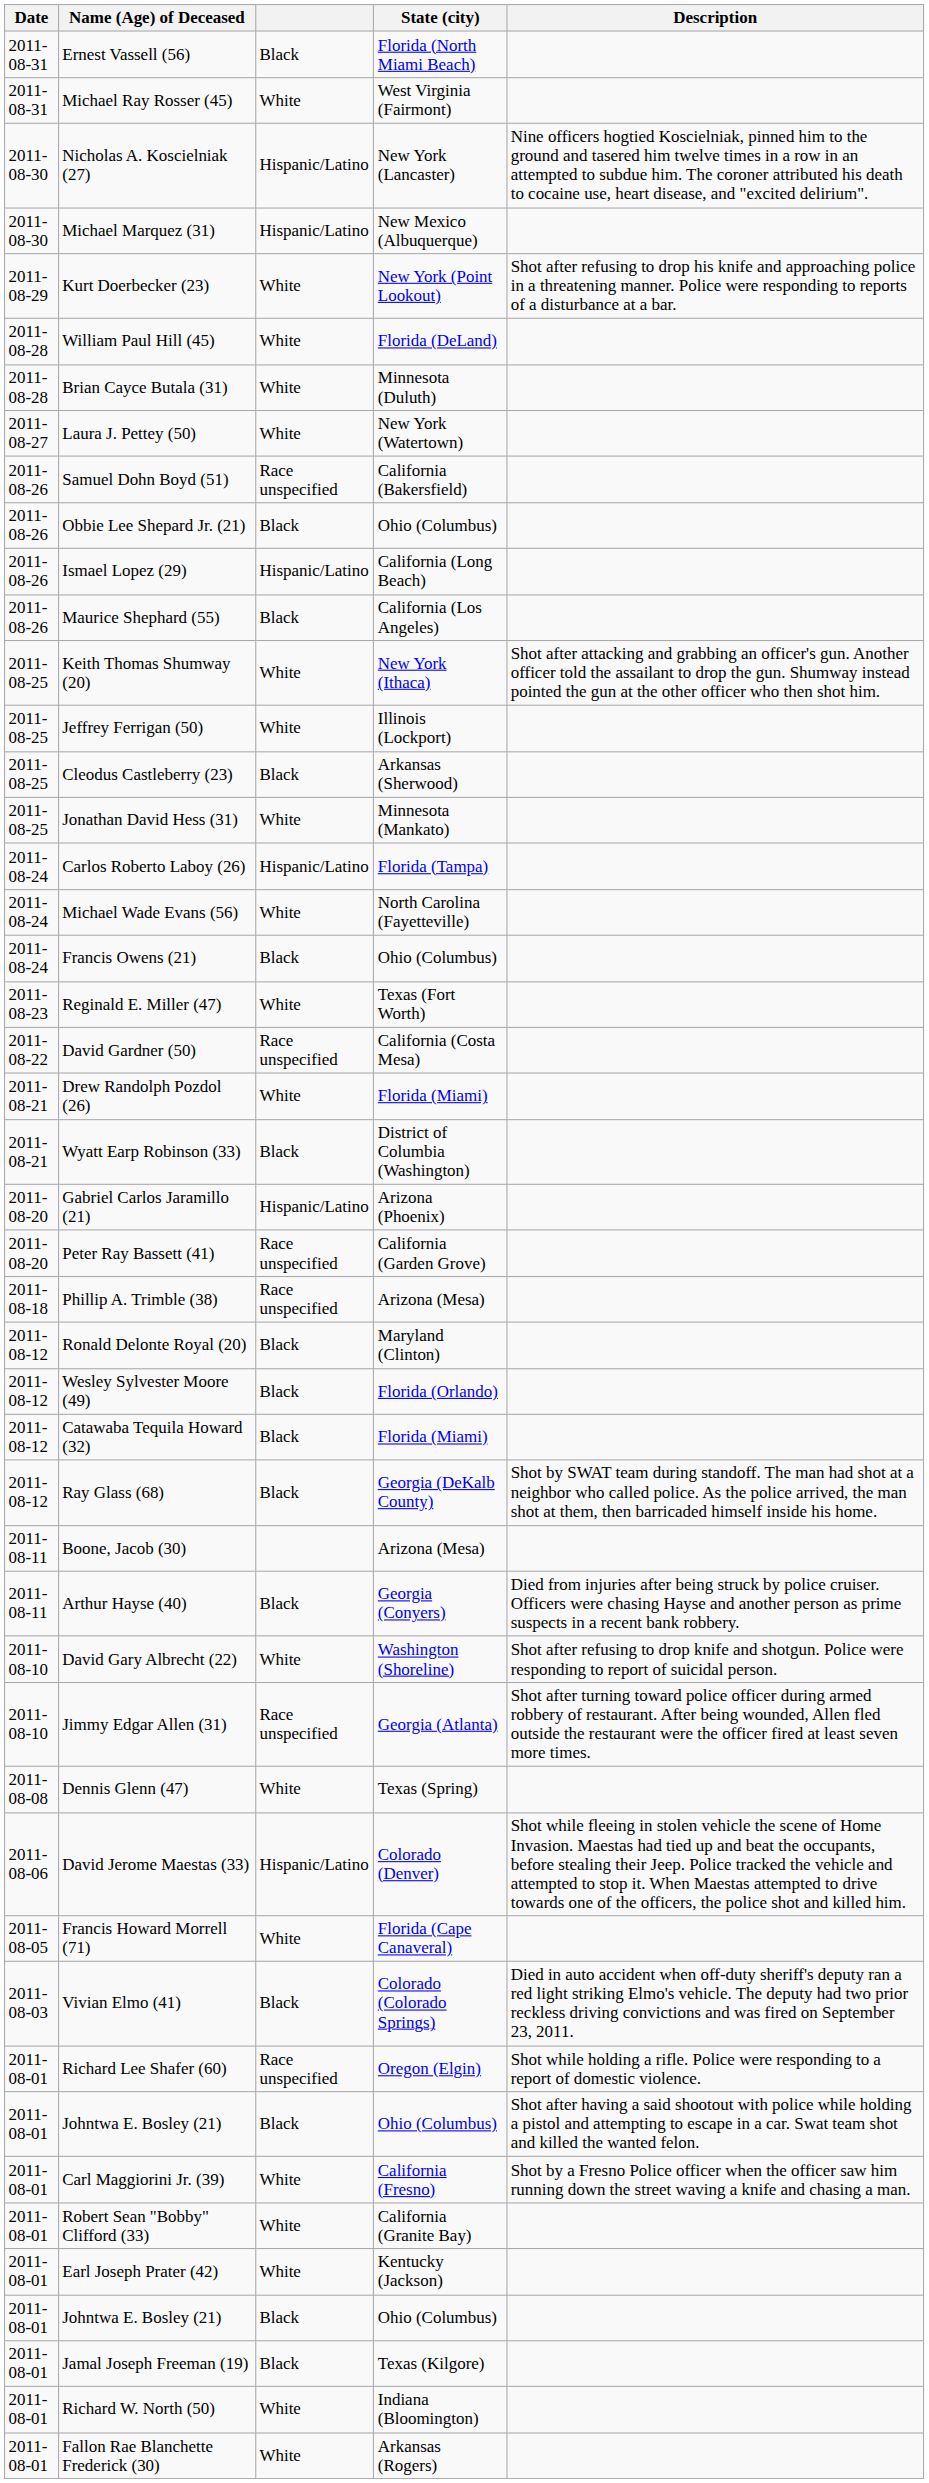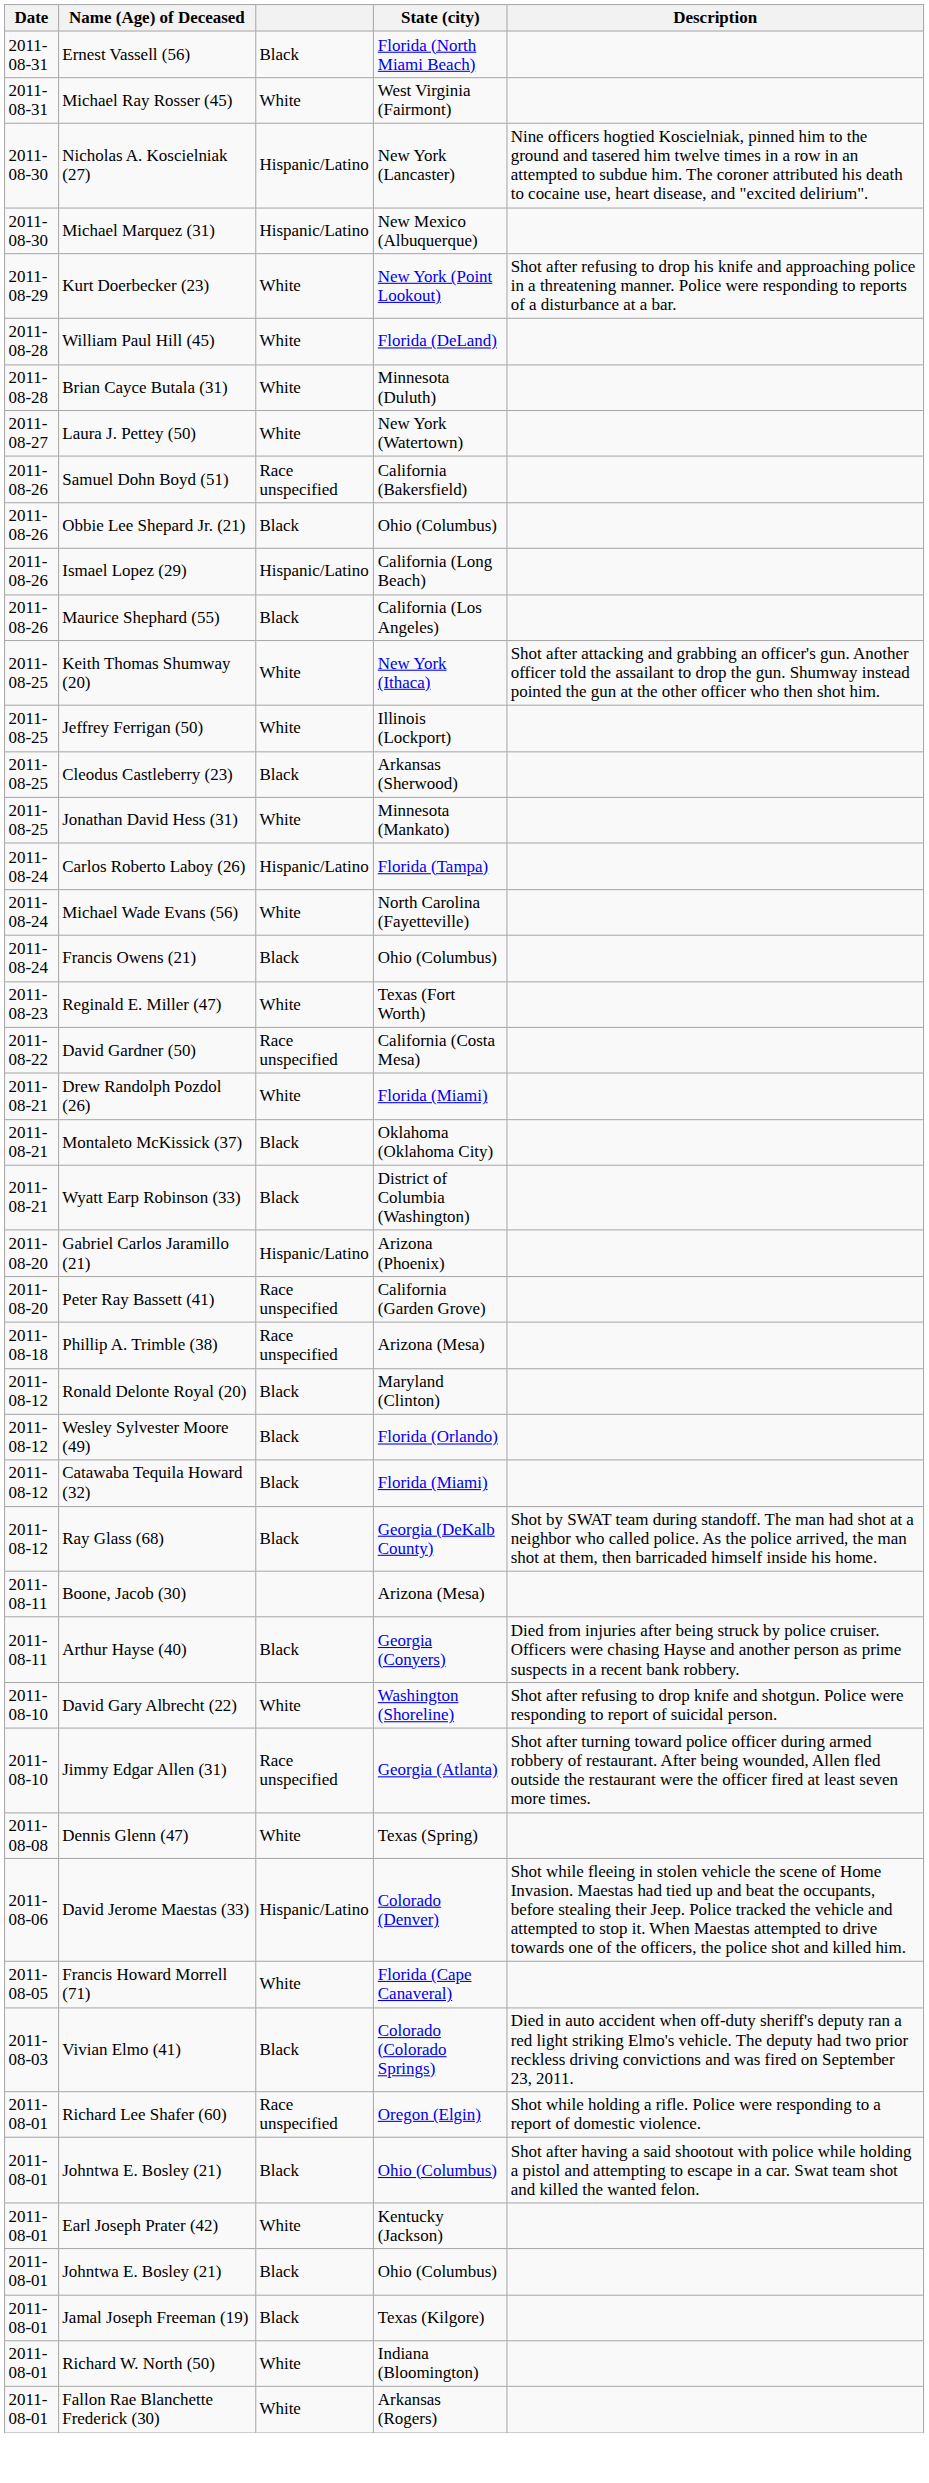+ row: (152, 1142)
- row: (143, 2179)
- row: (136, 2225)
